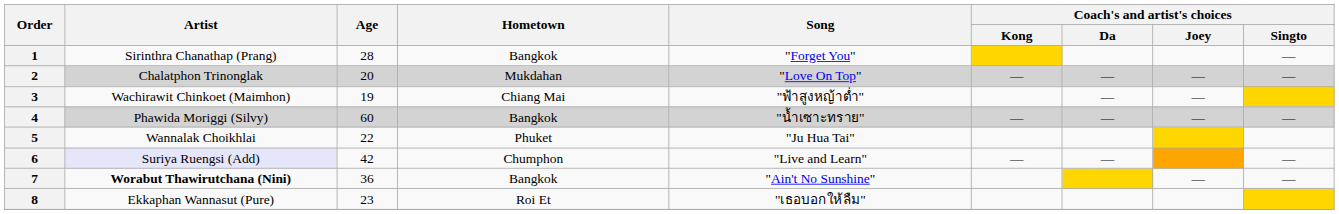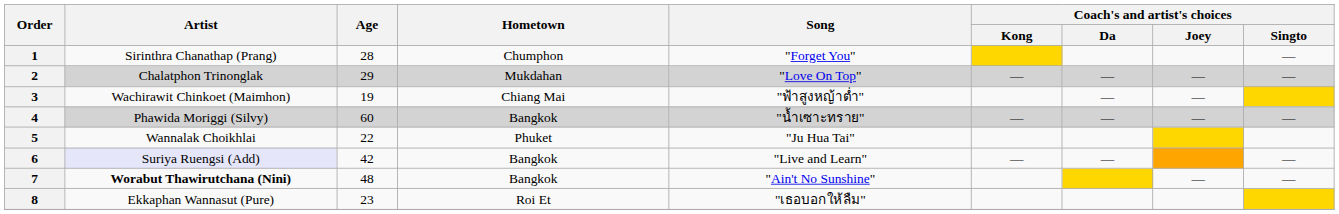(533, 56) Bangkok -> (533, 56) Chumphon
(367, 76) 20 -> (367, 76) 29
(533, 158) Chumphon -> (533, 158) Bangkok
(367, 178) 36 -> (367, 178) 48
